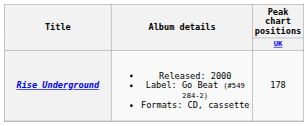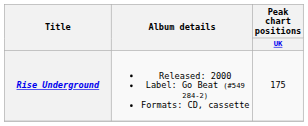(278, 86) 178 -> (278, 86) 175
